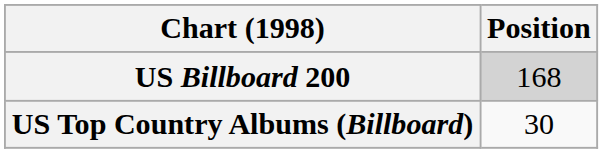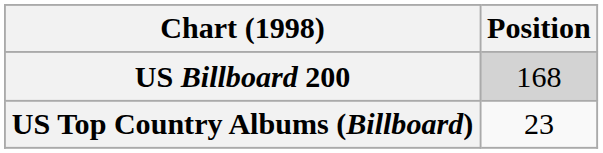(539, 123) 30 -> (539, 123) 23
